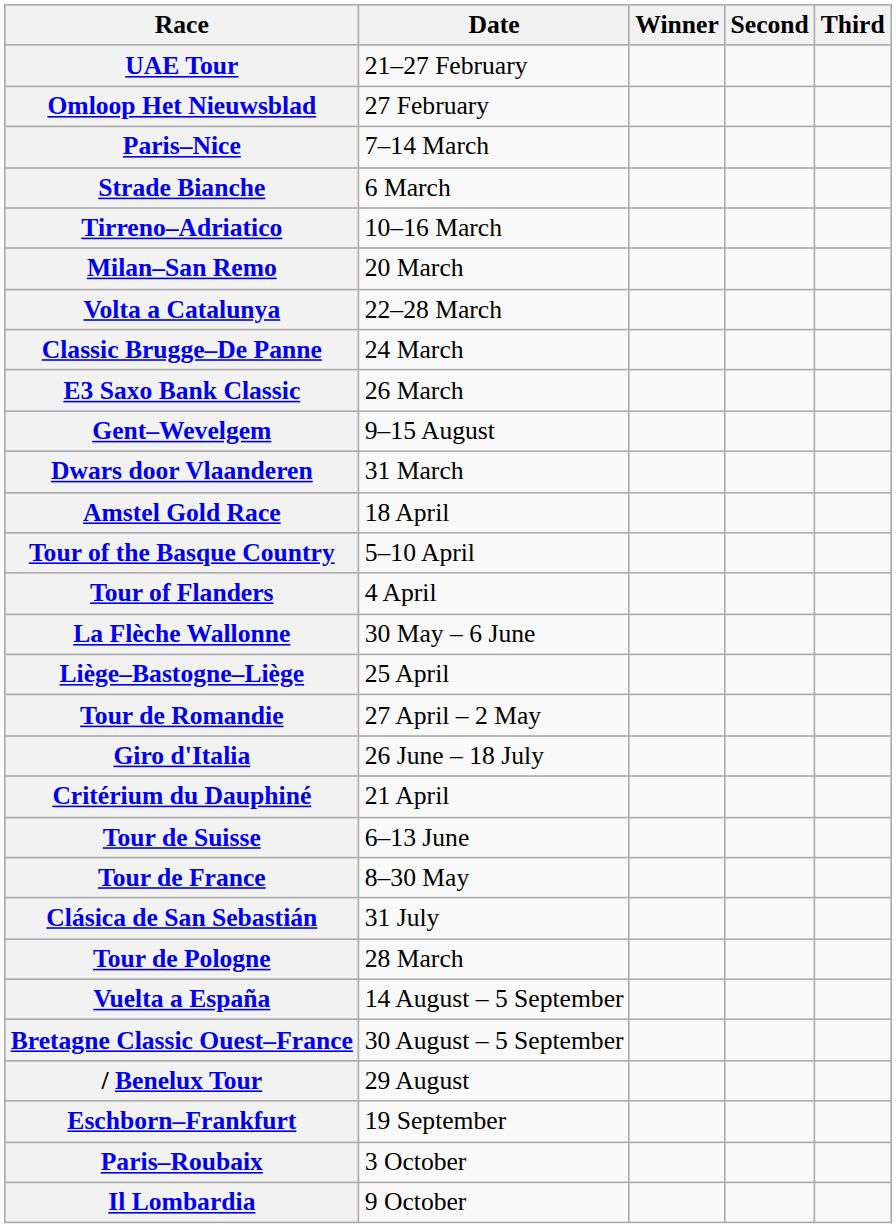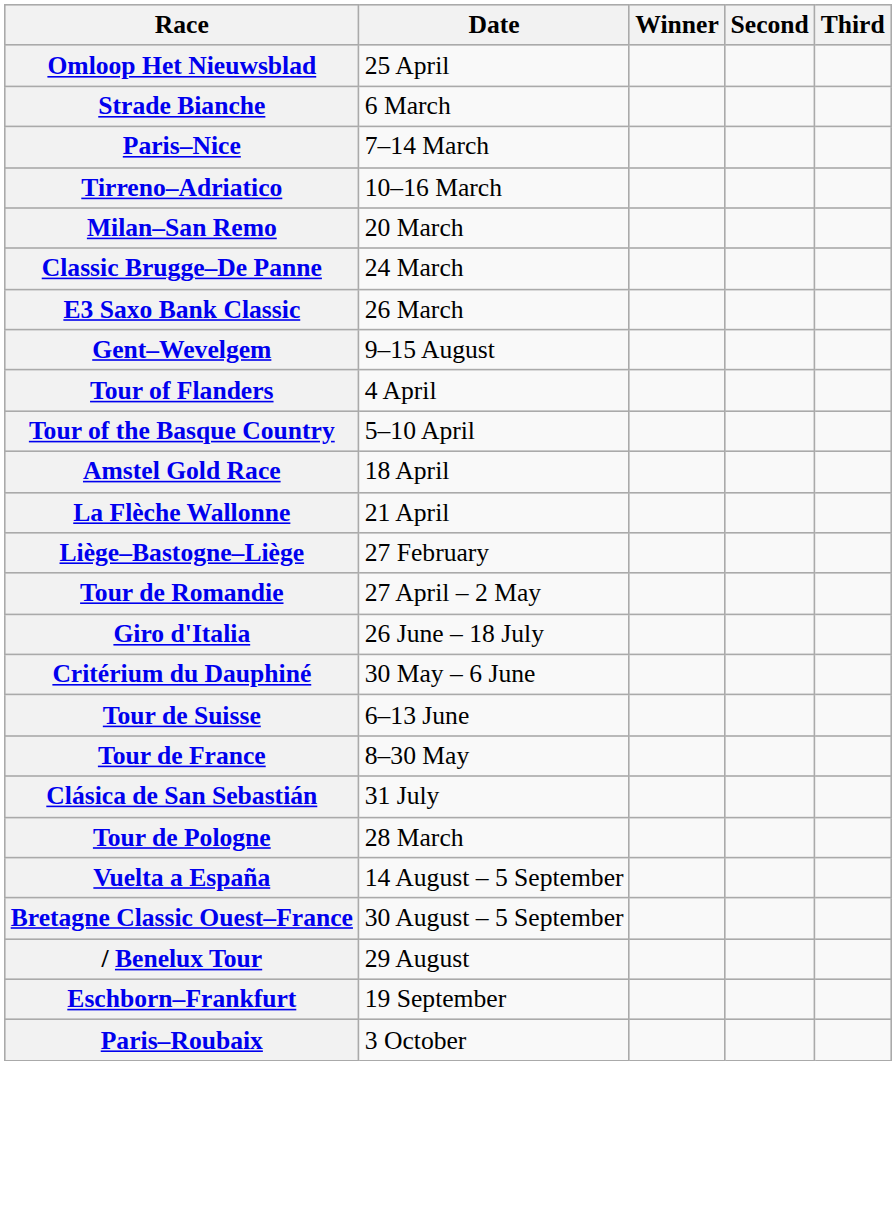- row: (182, 65)
(427, 106) 27 February -> (407, 65) 25 April
rows swapped: (182, 187) <-> (182, 146)
- row: (182, 308)
- row: (182, 471)
rows swapped: (182, 593) <-> (182, 512)
(450, 633) 30 May – 6 June -> (407, 512) 21 April
(407, 674) 25 April -> (427, 552) 27 February
(407, 796) 21 April -> (450, 674) 30 May – 6 June
- row: (182, 1202)
